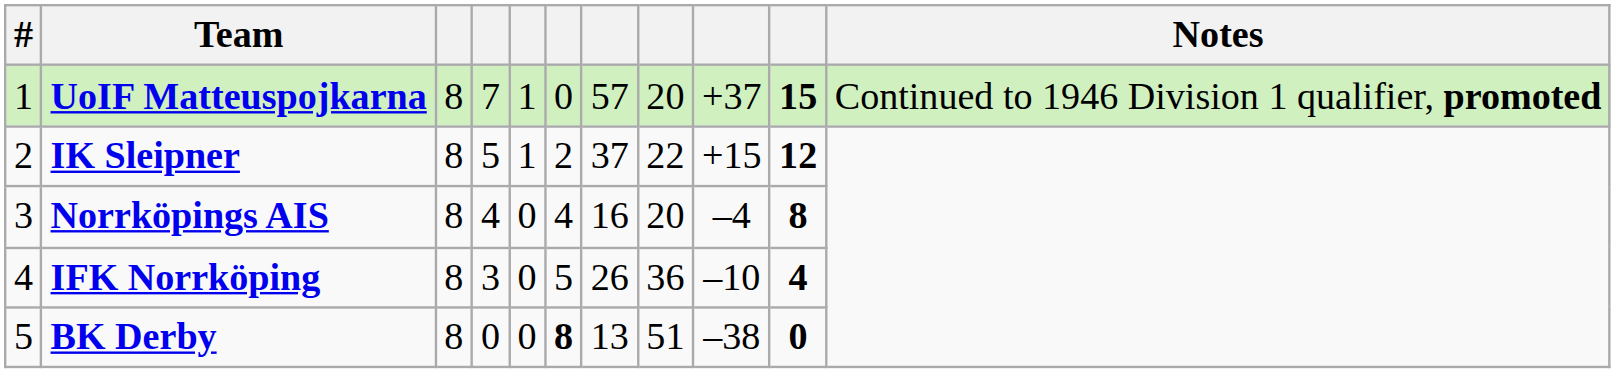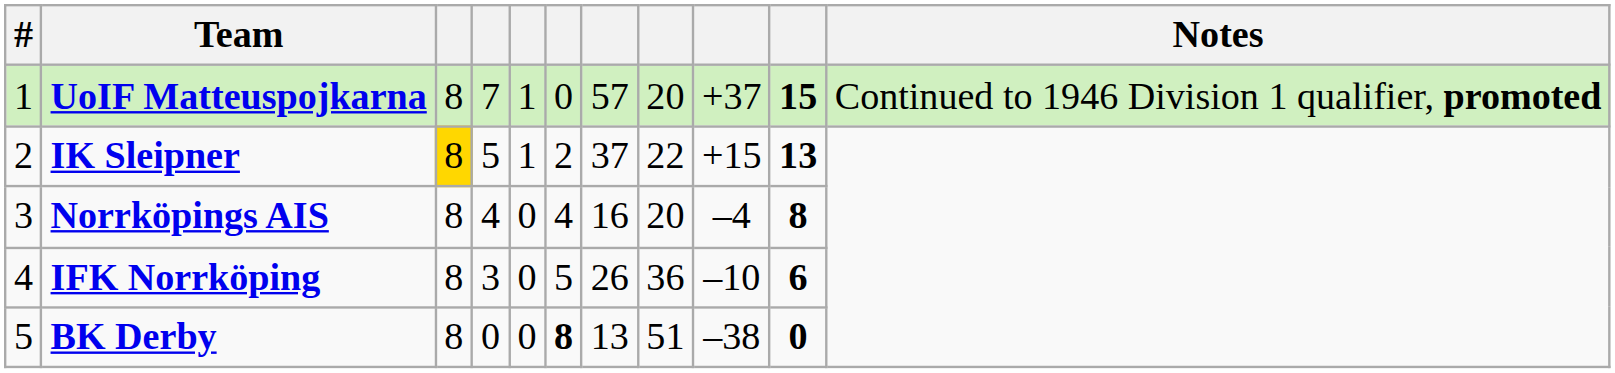(454, 155) no background -> (454, 155) gold background
(798, 155) 12 -> (798, 155) 13
(798, 276) 4 -> (798, 276) 6
